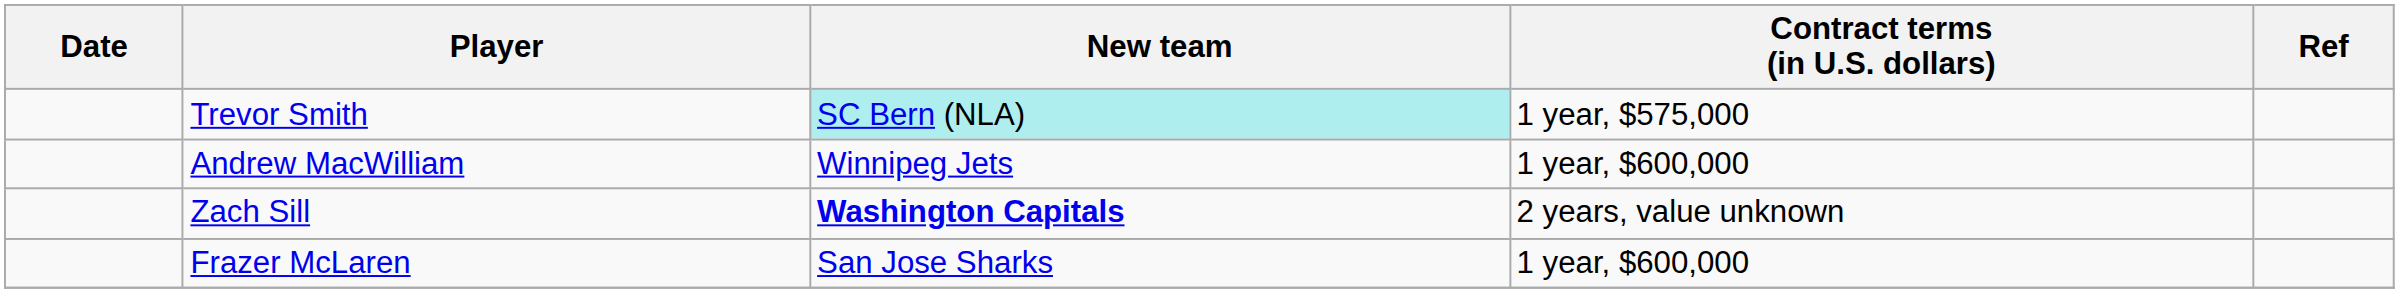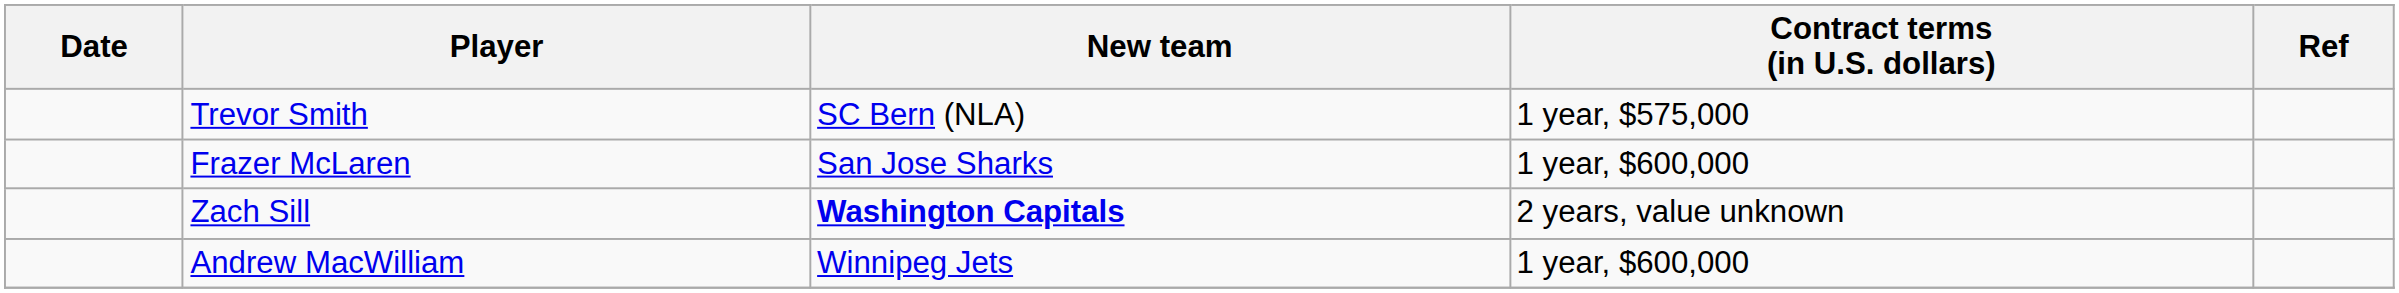(921, 113) paleturquoise background -> (921, 113) no background
rows swapped: (327, 163) <-> (301, 262)
